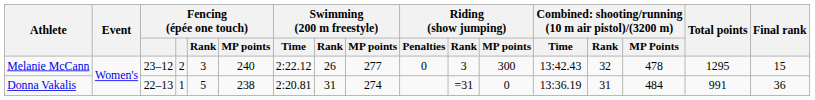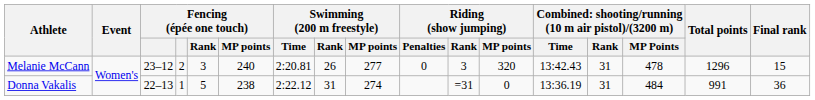(294, 66) 2:22.12 -> (294, 66) 2:20.81
(507, 66) 300 -> (507, 66) 320
(605, 66) 32 -> (605, 66) 31
(718, 66) 1295 -> (718, 66) 1296
(294, 85) 2:20.81 -> (294, 85) 2:22.12
